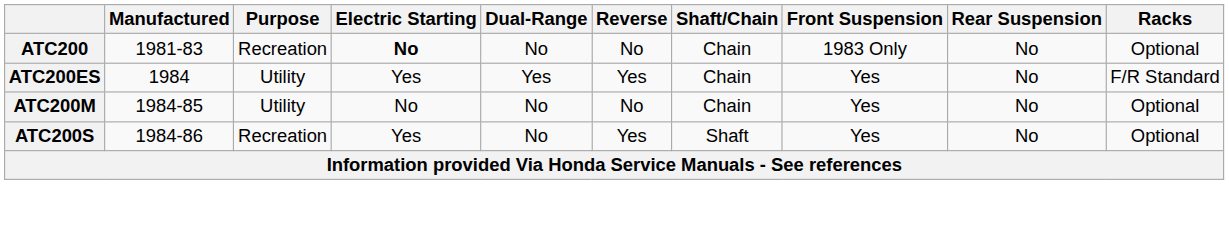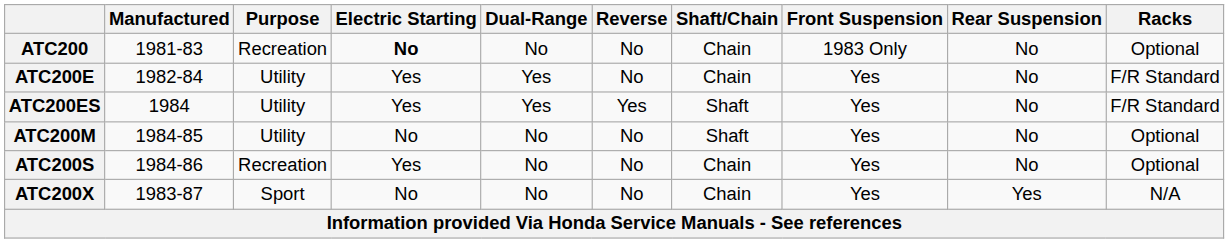+ row: (55, 77)
(727, 77) Chain -> (727, 106) Shaft
(727, 106) Chain -> (727, 135) Shaft
(632, 135) Yes -> (632, 164) No
(727, 135) Shaft -> (727, 164) Chain
+ row: (55, 194)
